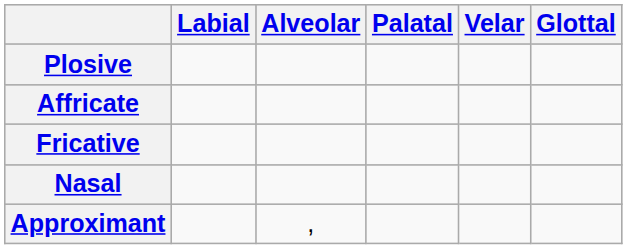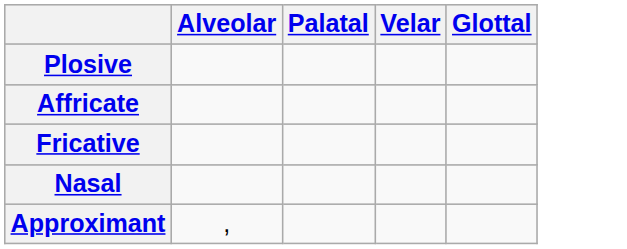- column: (213, 24)
